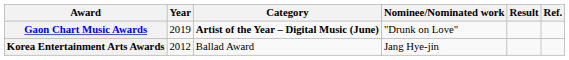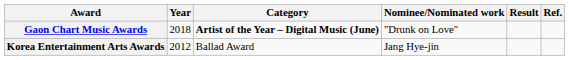(180, 30) 2019 -> (180, 30) 2018
